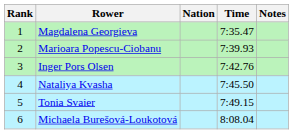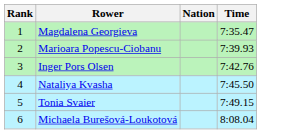- column: (272, 13)
